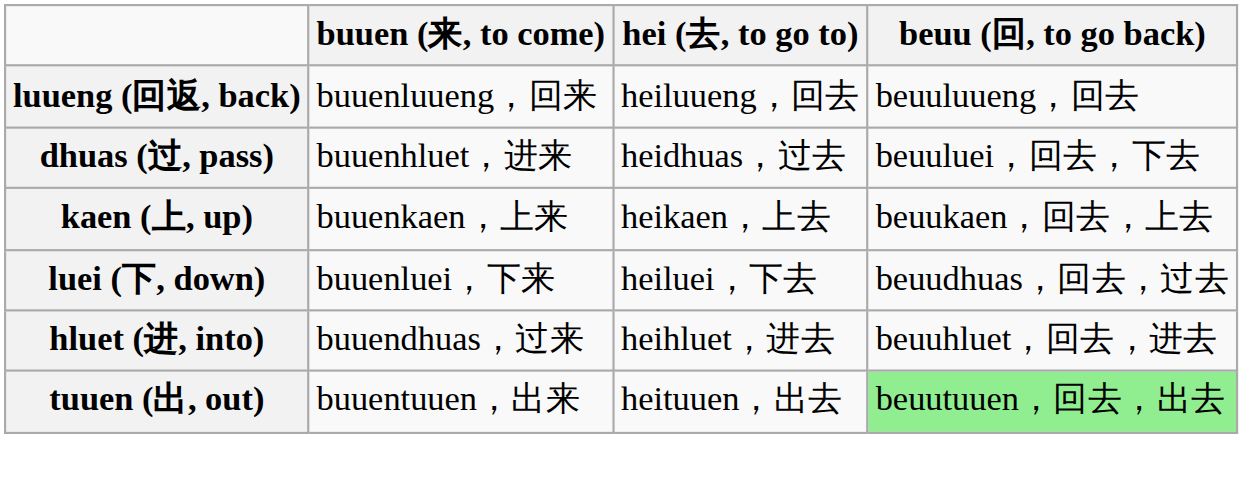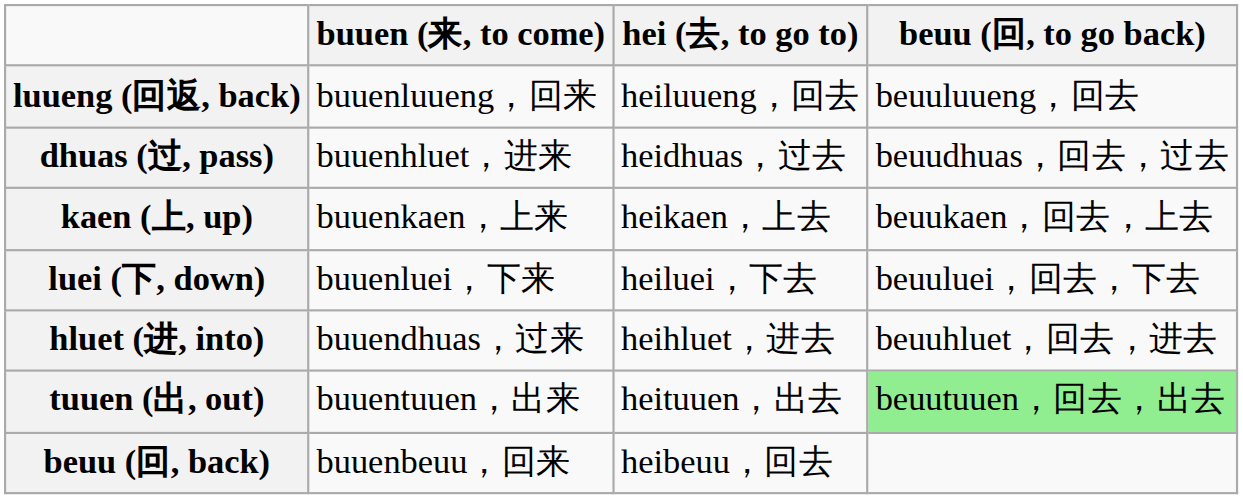(1038, 155) beuuluei，回去，下去 -> (1052, 155) beuudhuas，回去，过去
(1052, 277) beuudhuas，回去，过去 -> (1038, 277) beuuluei，回去，下去
+ row: (157, 460)
